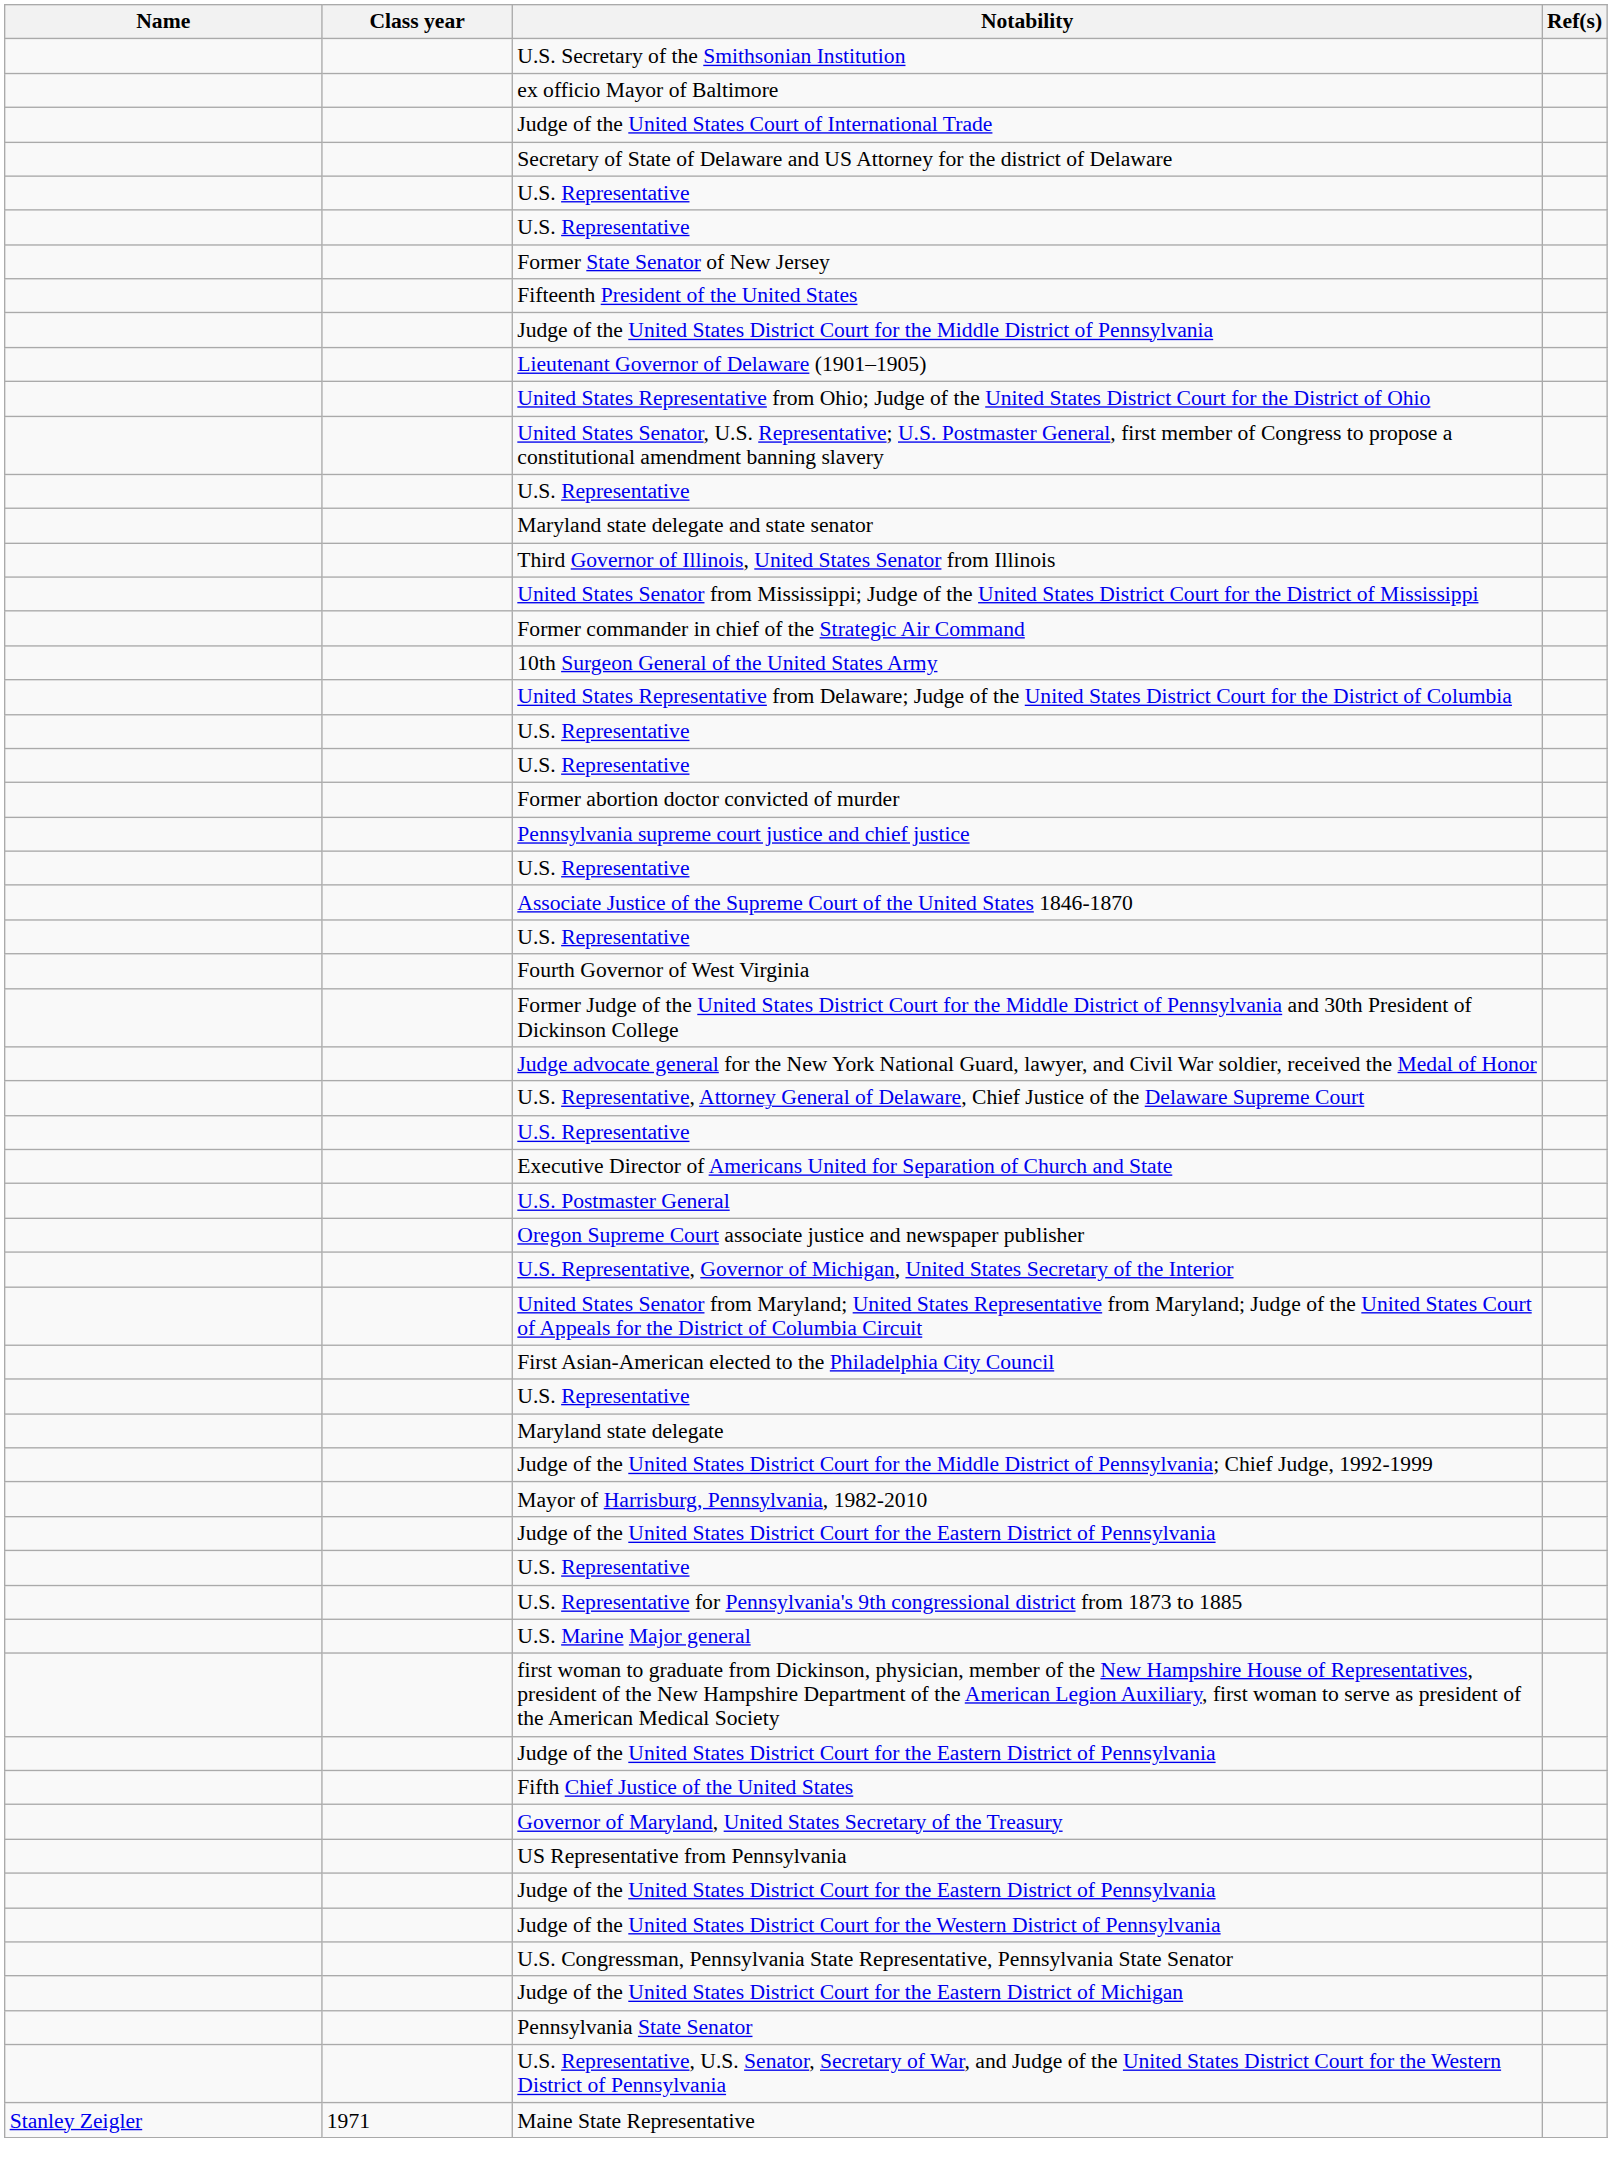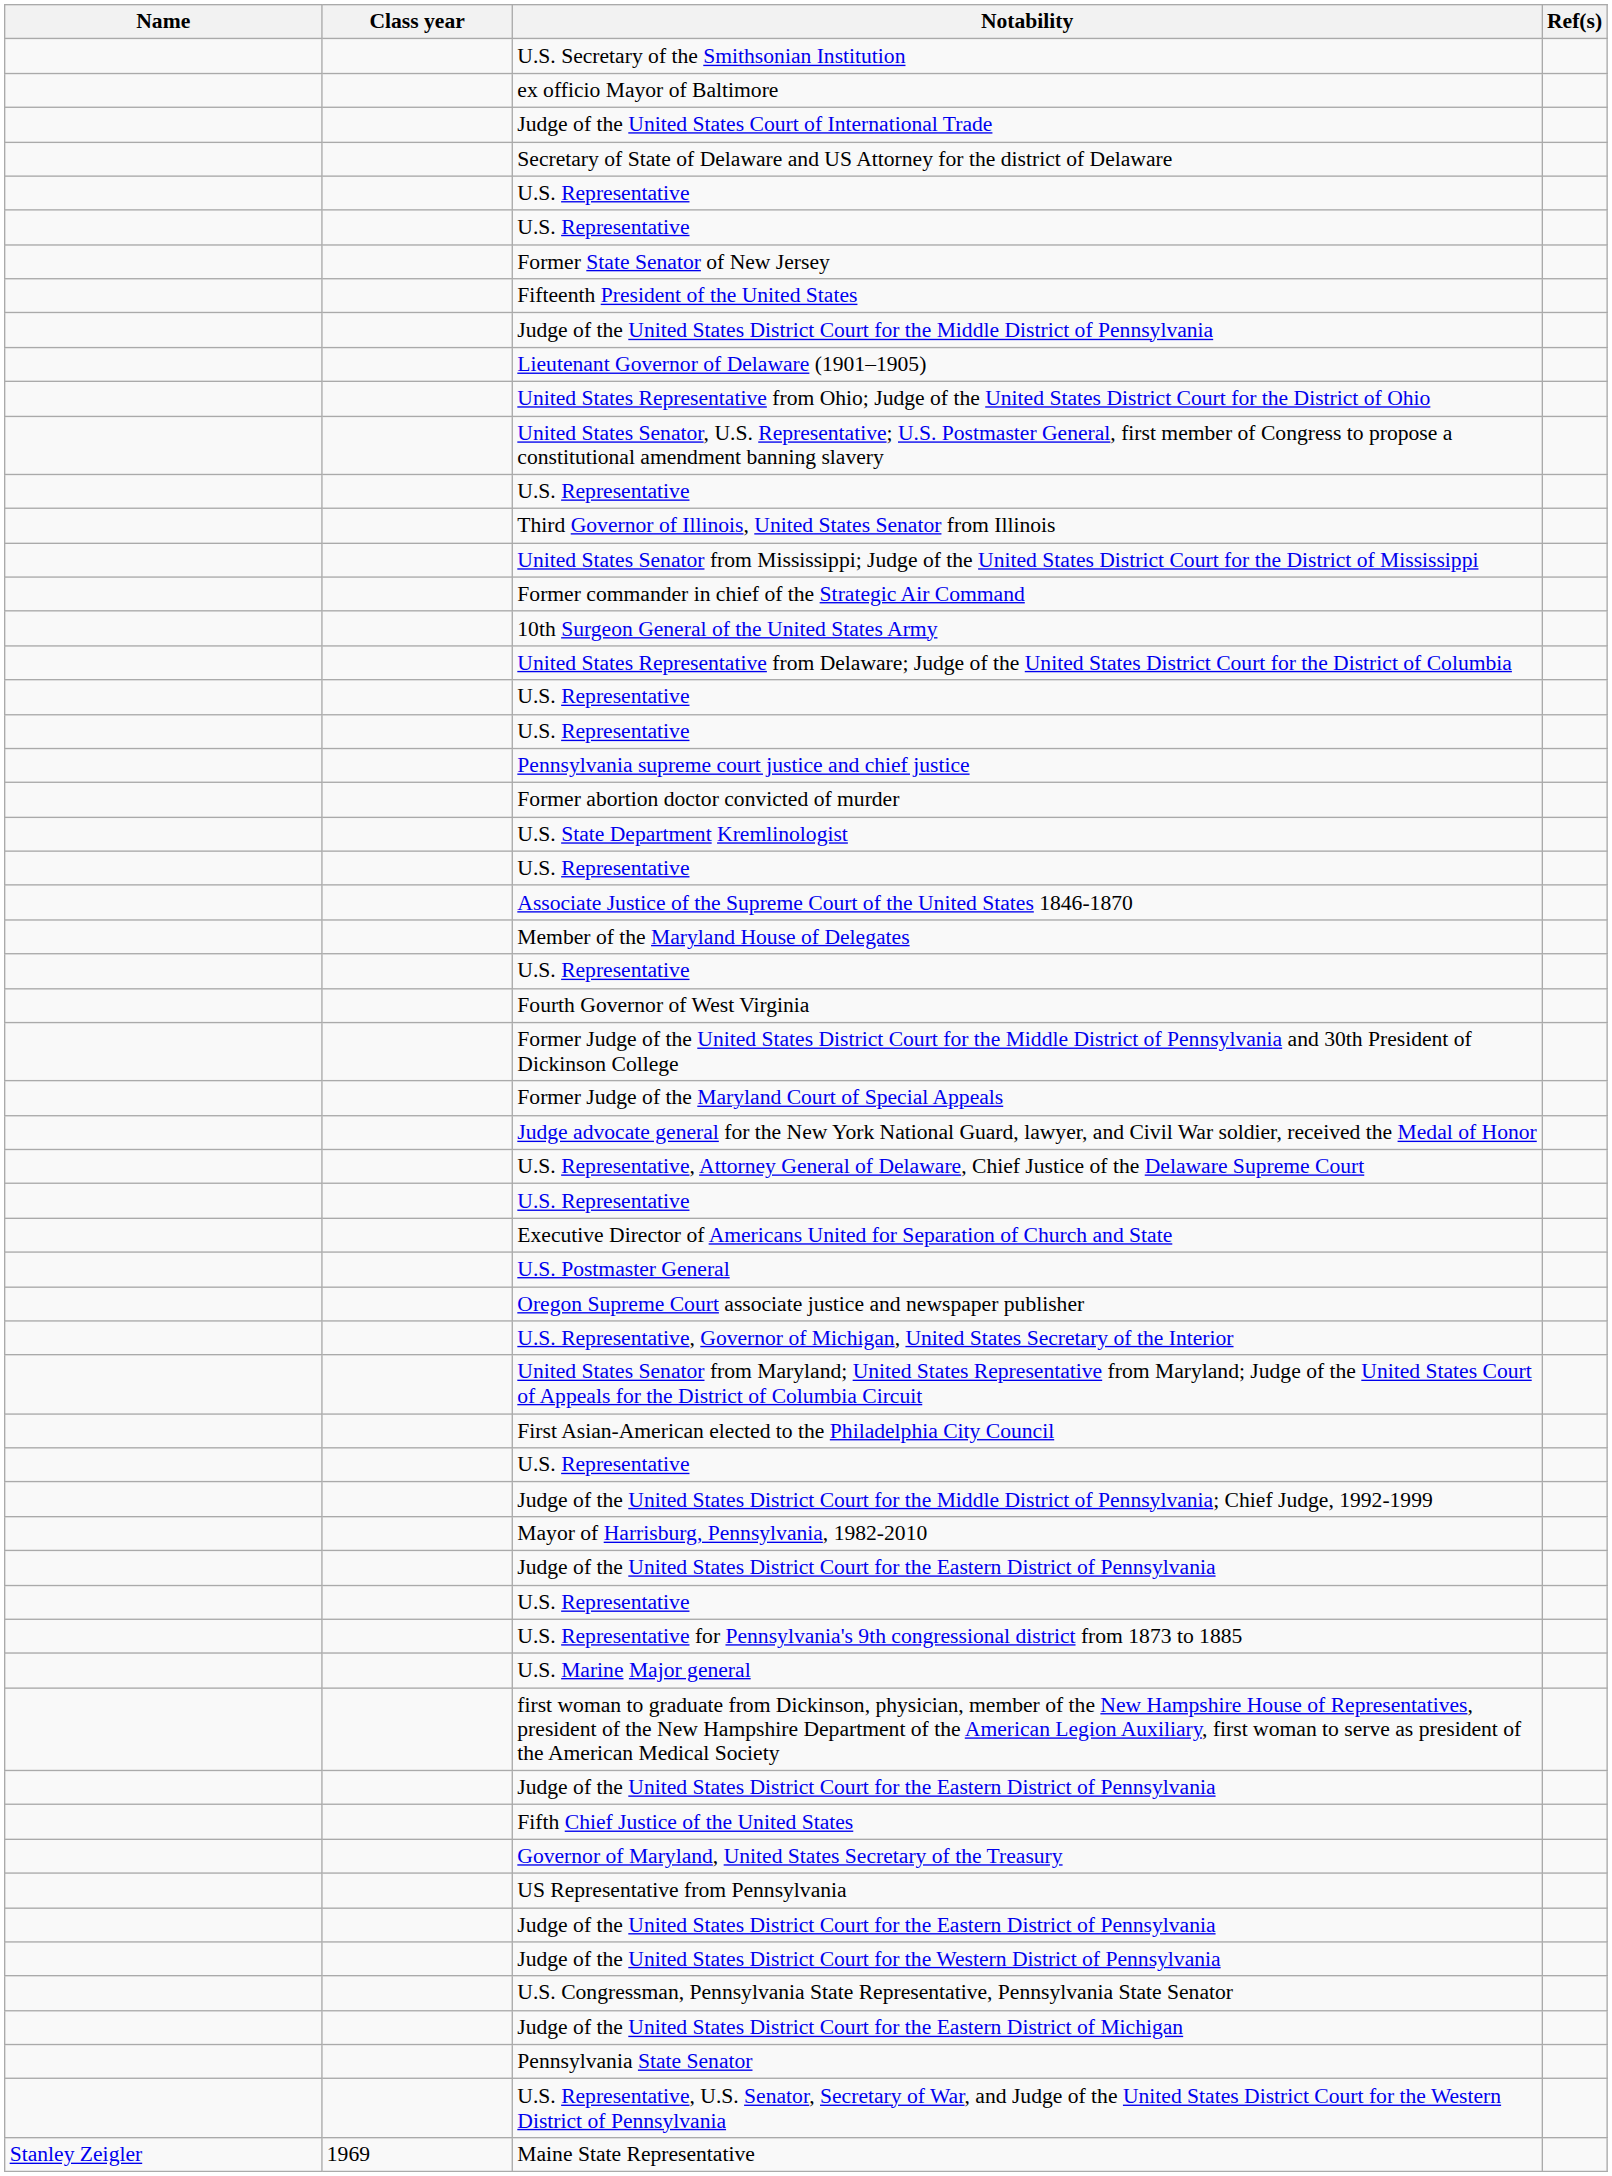- row: (163, 526)
rows swapped: (163, 834) <-> (163, 800)
+ row: (163, 834)
+ row: (163, 937)
+ row: (163, 1098)
- row: (163, 1431)
(348, 2120) 1971 -> (348, 2154) 1969
